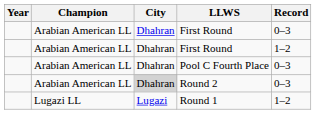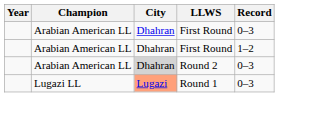- row: (83, 65)
(152, 100) no background -> (152, 83) lightsalmon background
(282, 100) 1–2 -> (246, 83) 0–3
